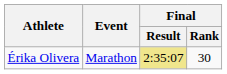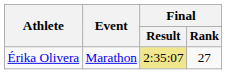(204, 58) 30 -> (204, 58) 27
